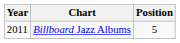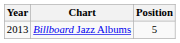(17, 30) 2011 -> (18, 30) 2013
